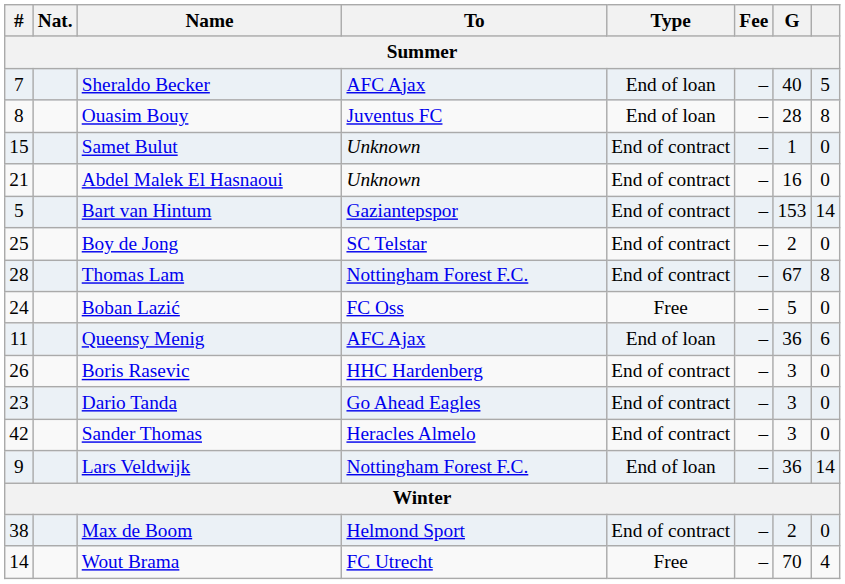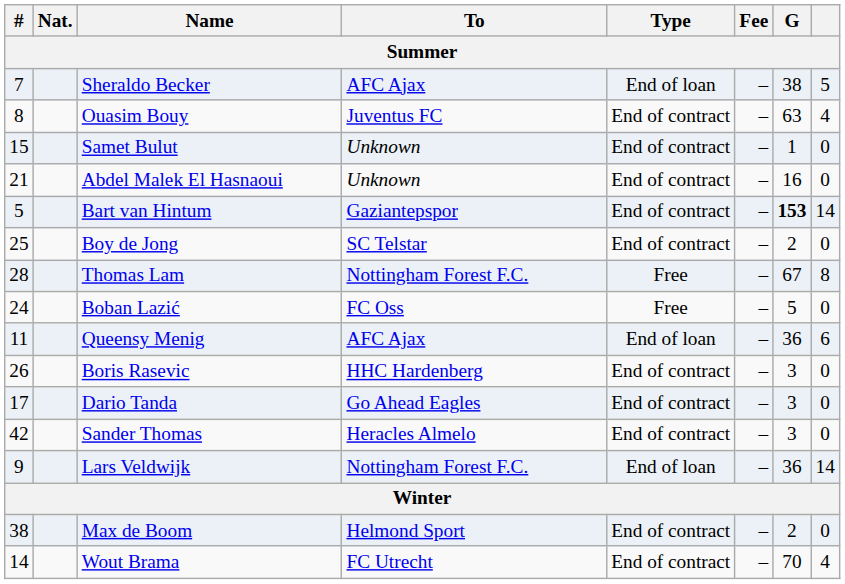(792, 83) 40 -> (792, 83) 38
(671, 115) End of loan -> (671, 115) End of contract
(792, 115) 28 -> (792, 115) 63
(825, 115) 8 -> (825, 115) 4
(792, 211) normal -> (792, 211) bold
(671, 274) End of contract -> (671, 274) Free
(19, 402) 23 -> (19, 402) 17
(671, 561) Free -> (671, 561) End of contract
